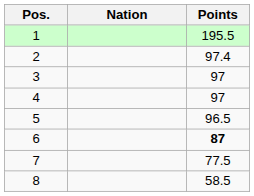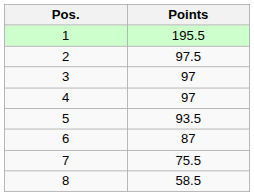- column: (127, 14)
(218, 56) 97.4 -> (188, 56) 97.5
(218, 118) 96.5 -> (188, 118) 93.5
(218, 139) bold -> (188, 139) normal
(218, 160) 77.5 -> (188, 160) 75.5
